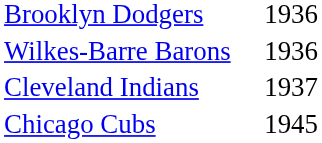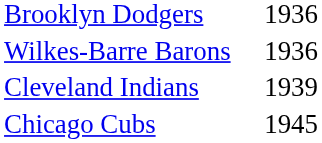(291, 87) 1937 -> (291, 87) 1939
